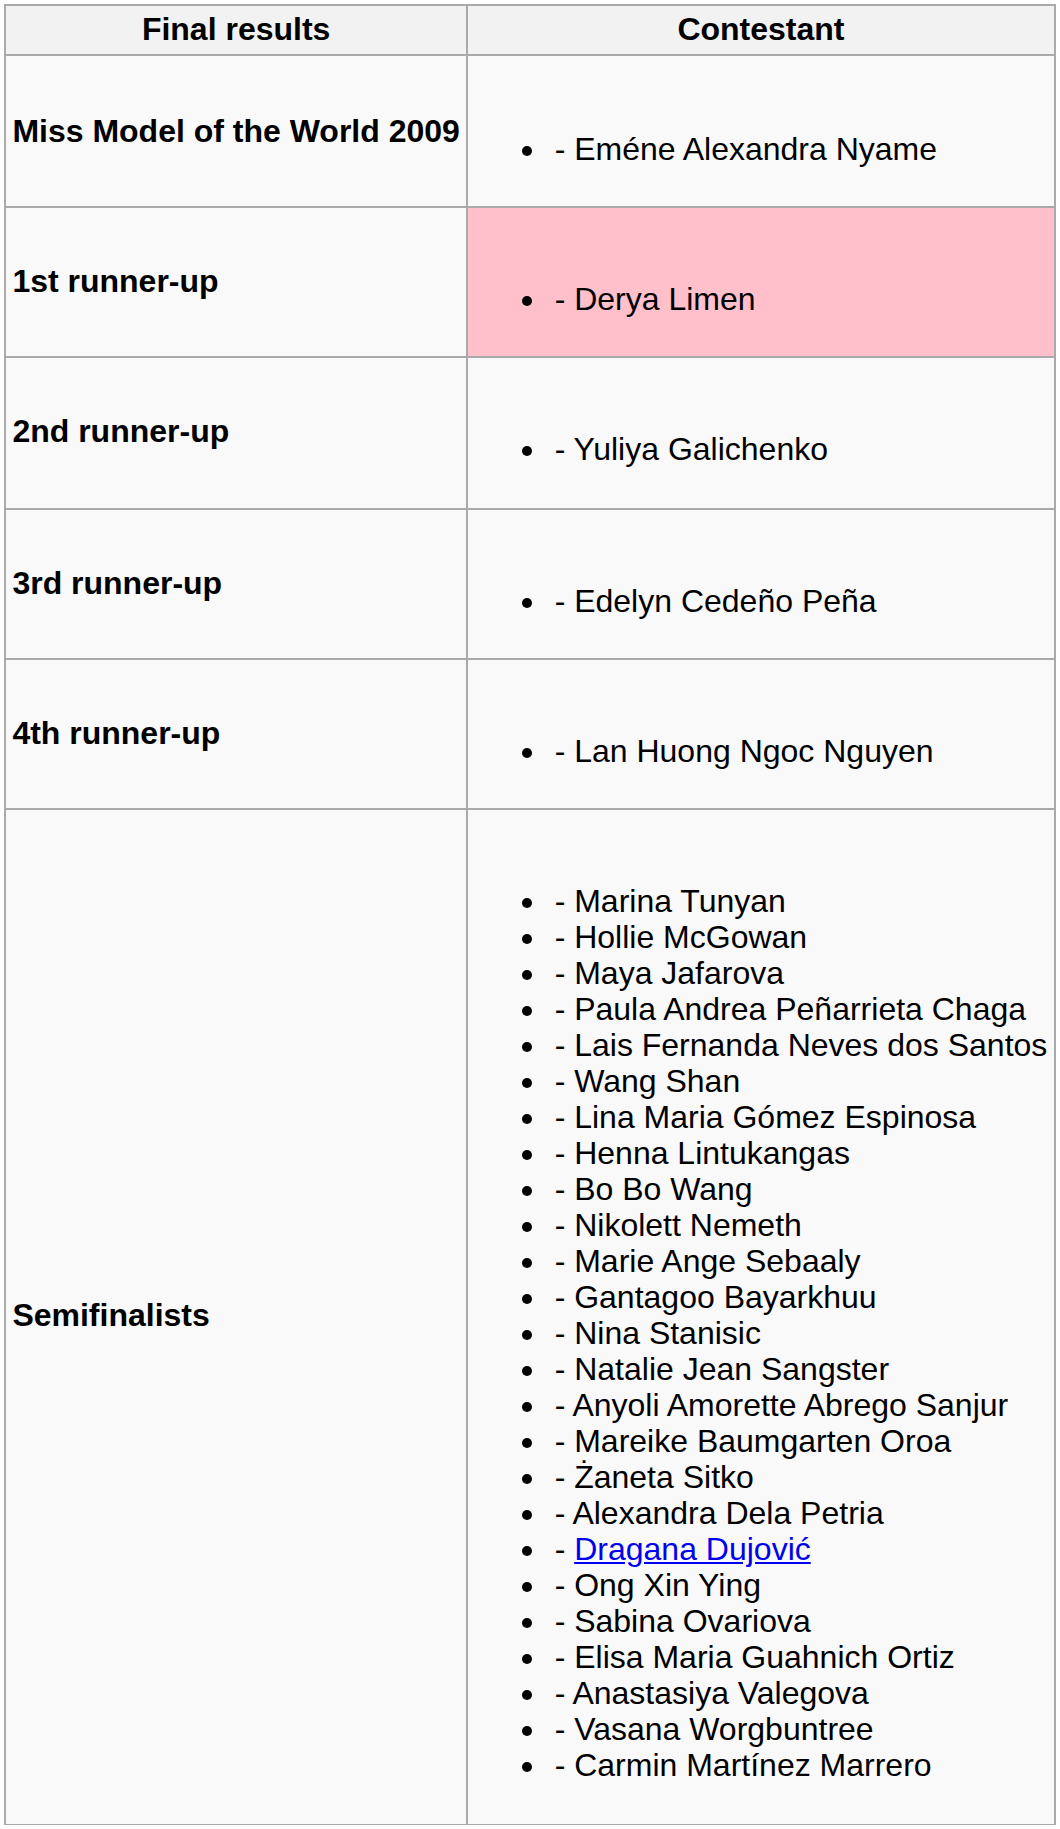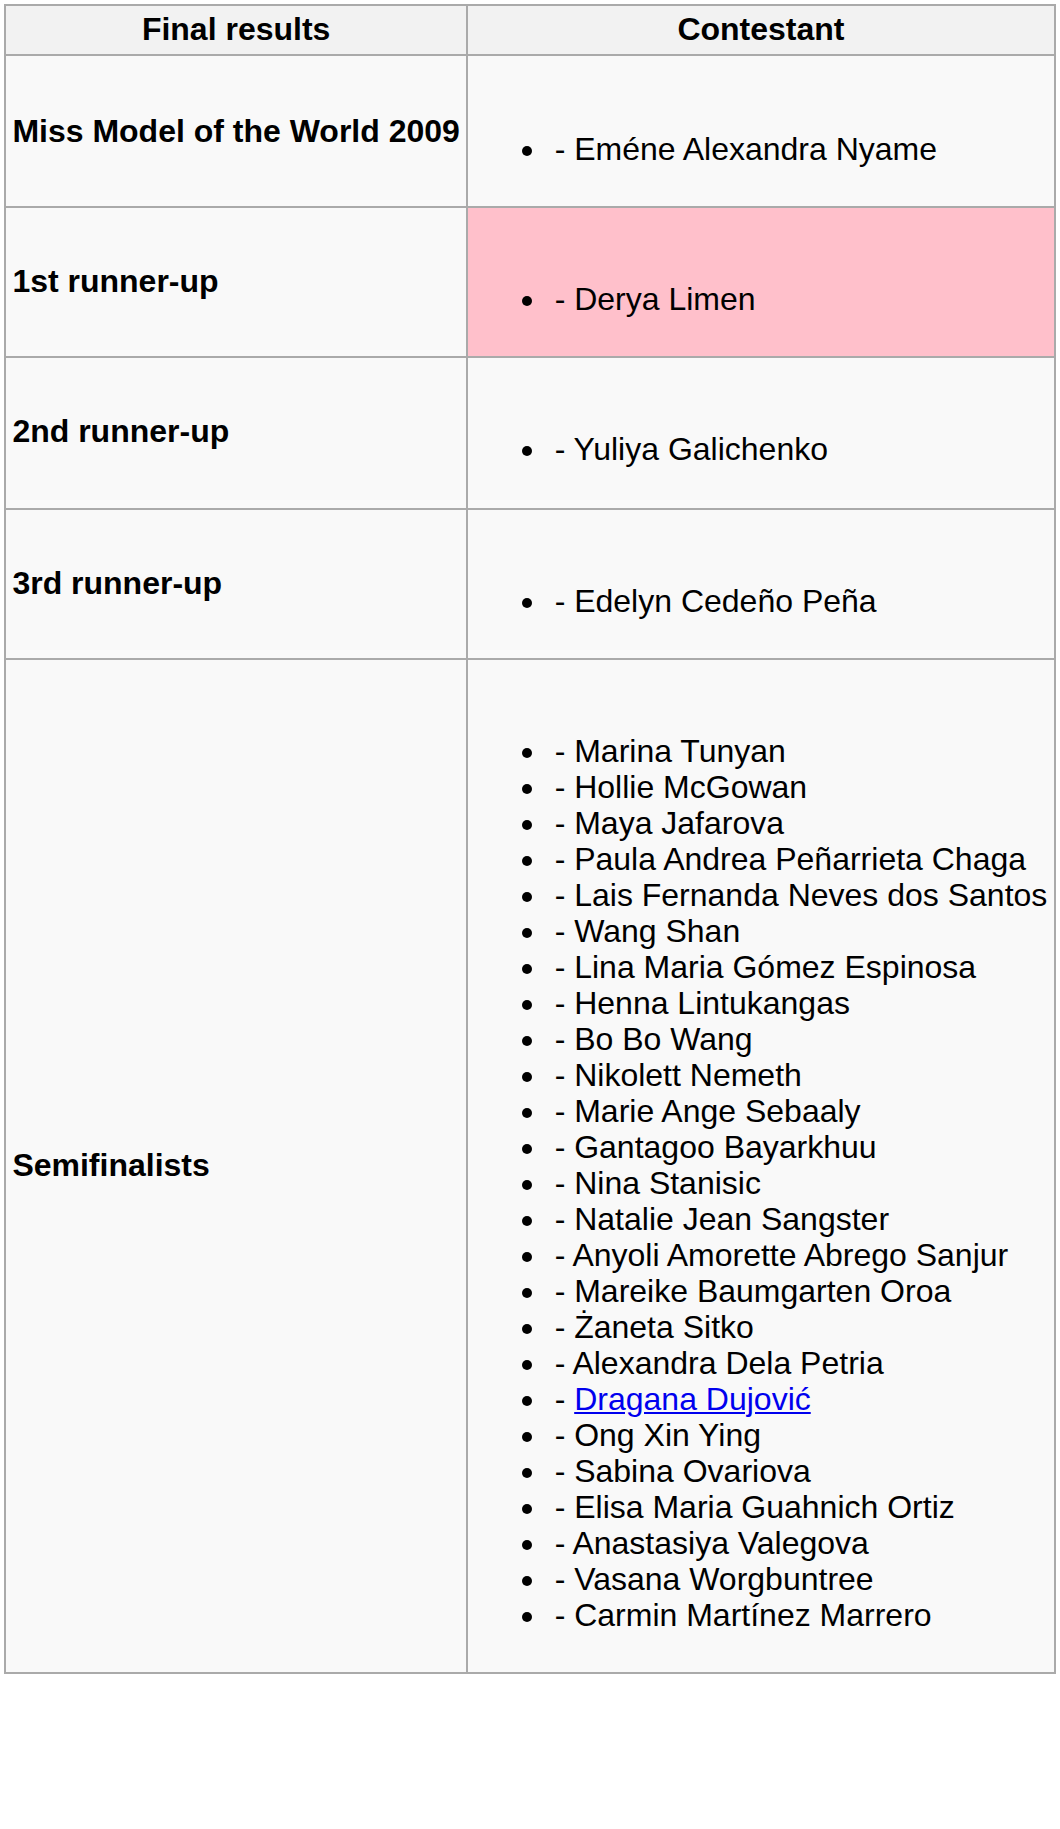- row: (116, 733)
